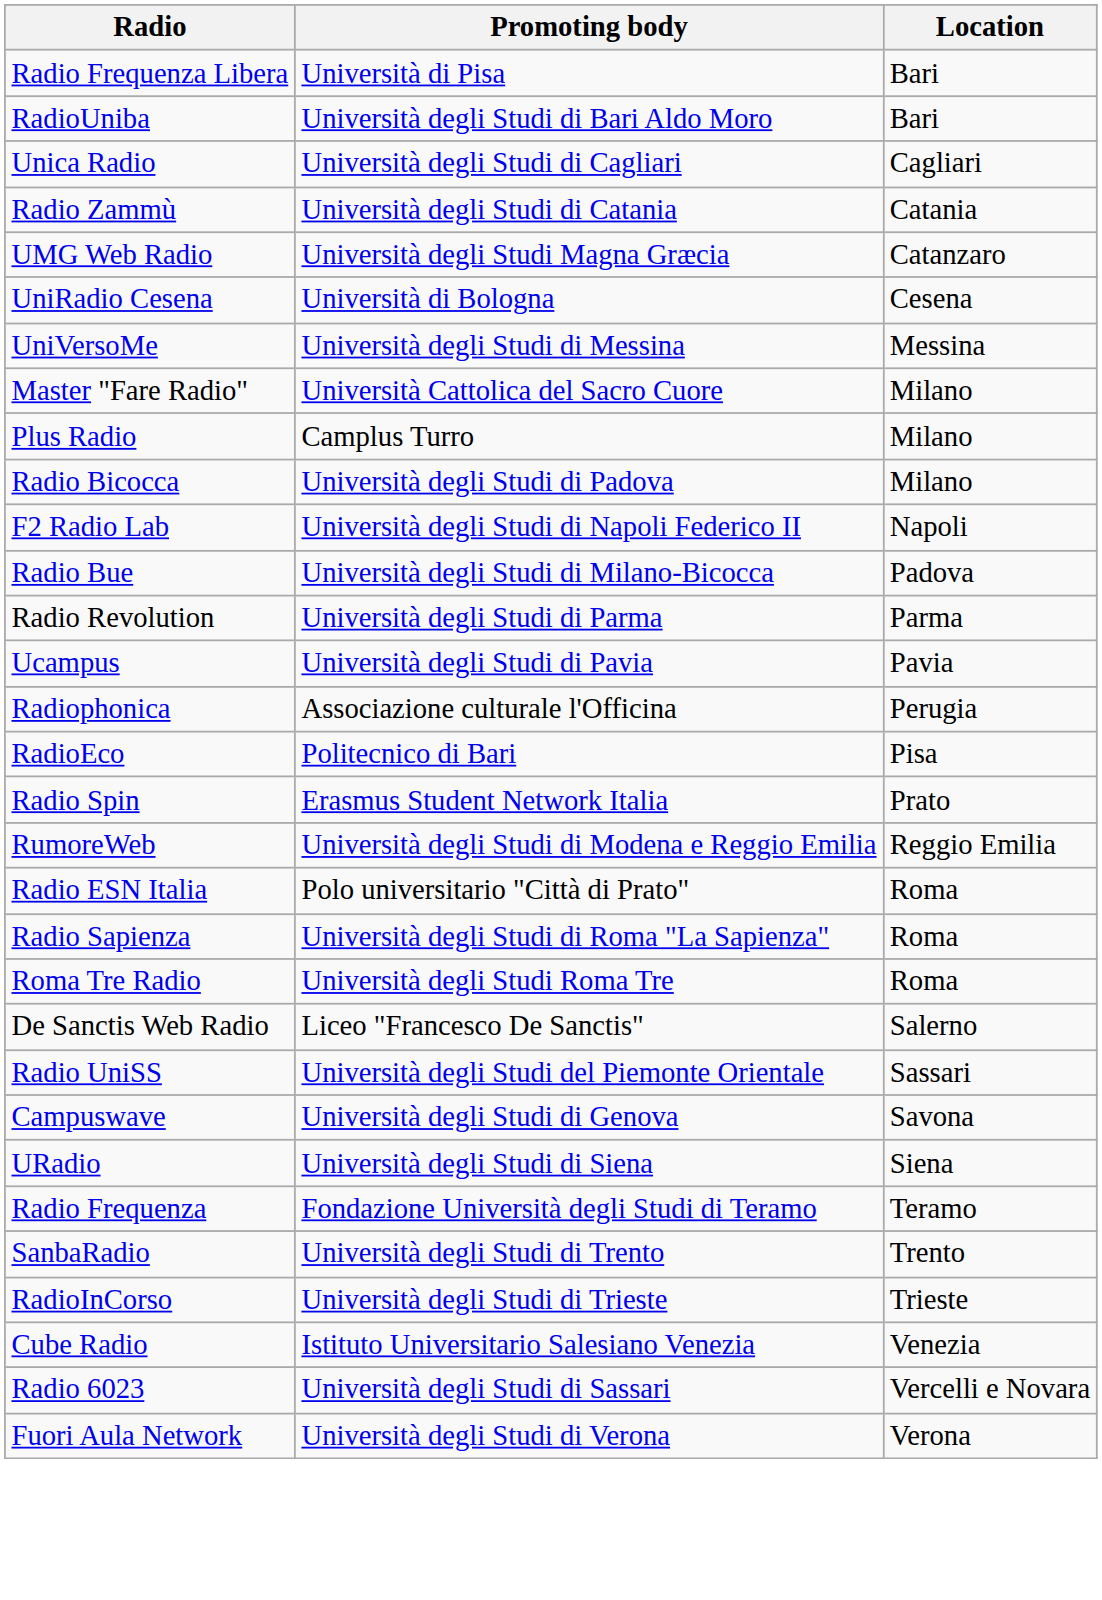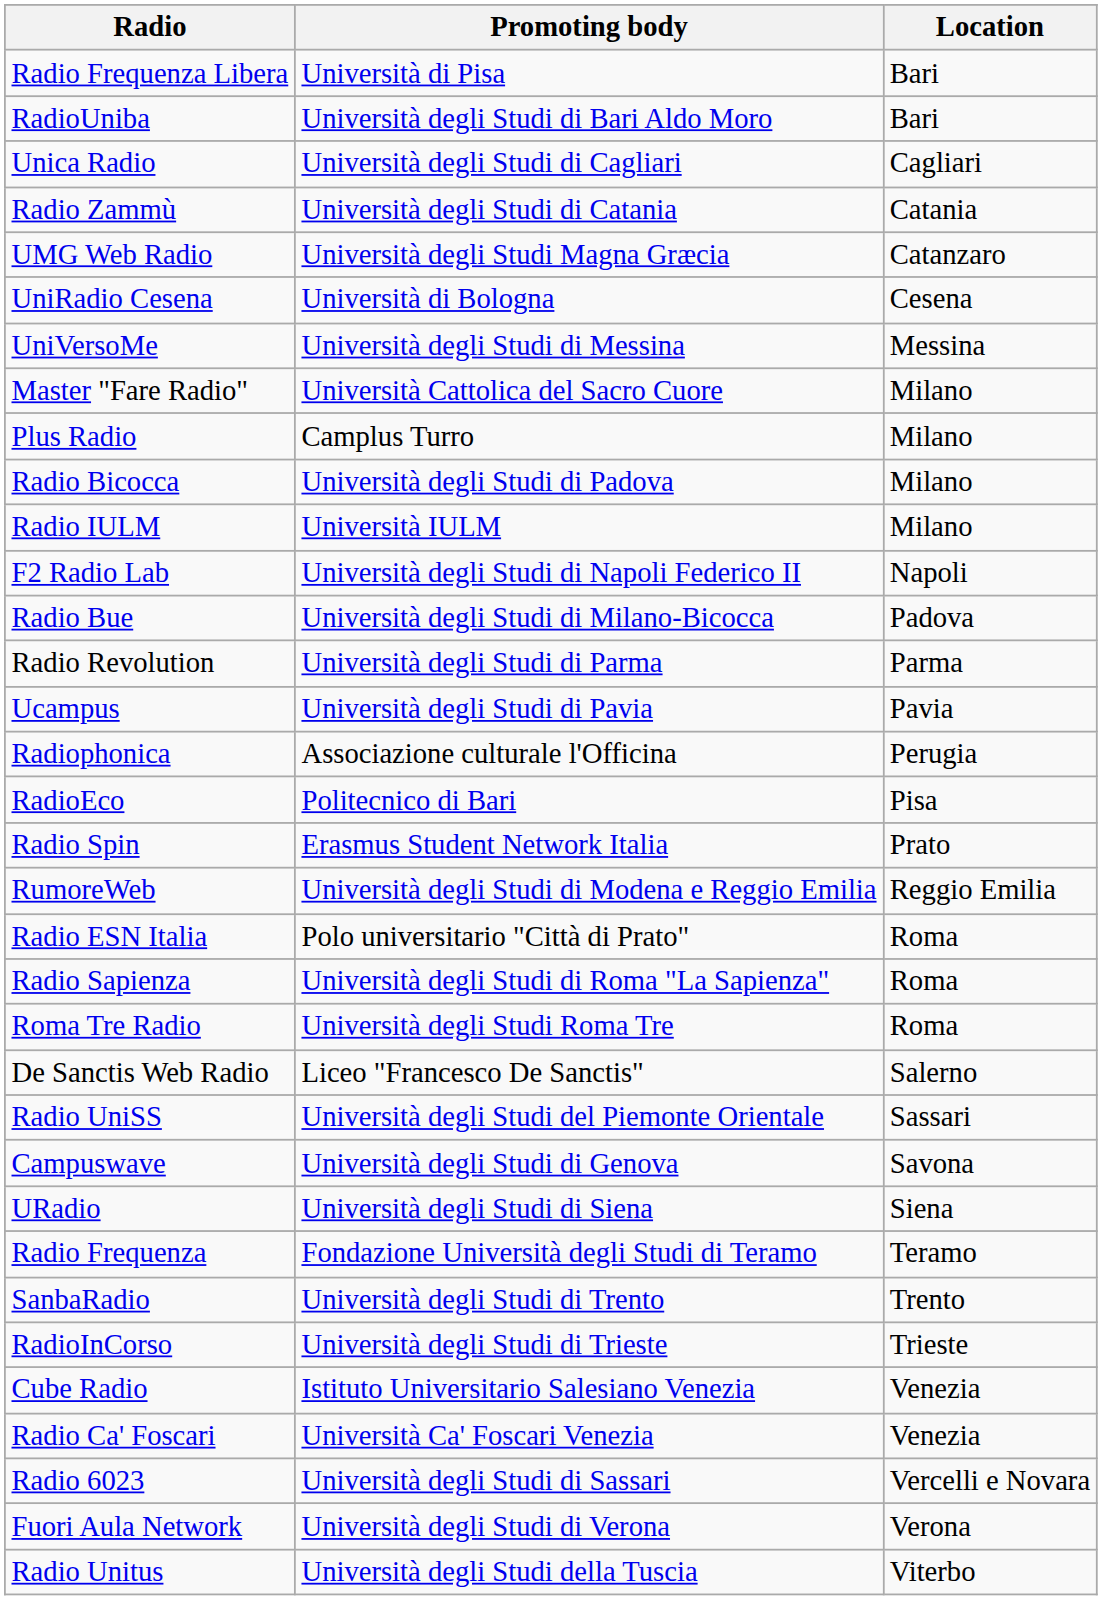+ row: (86, 526)
+ row: (114, 1435)
+ row: (87, 1571)
